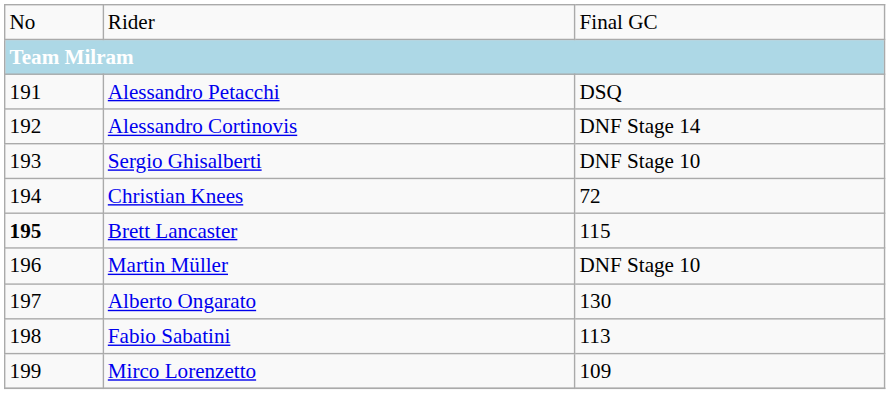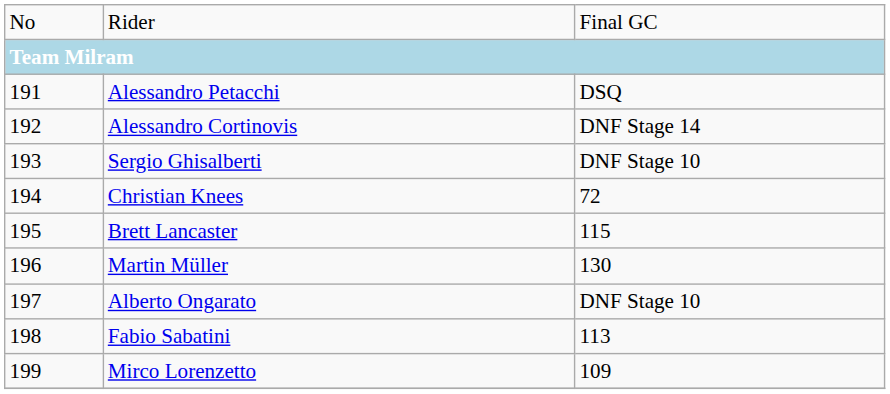(25, 231) bold -> (25, 231) normal
(640, 265) DNF Stage 10 -> (595, 265) 130
(595, 300) 130 -> (640, 300) DNF Stage 10
